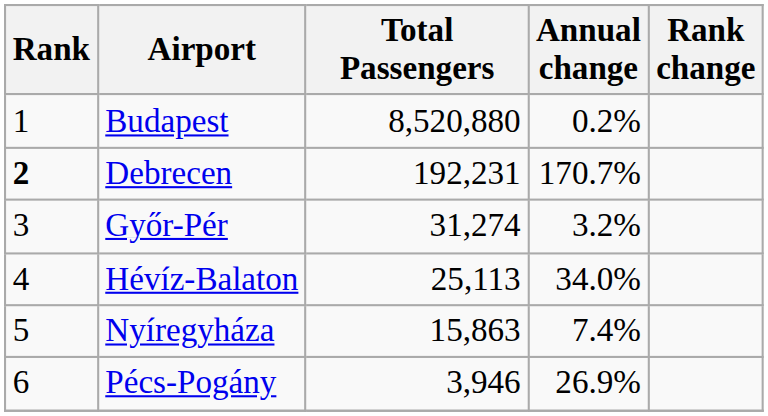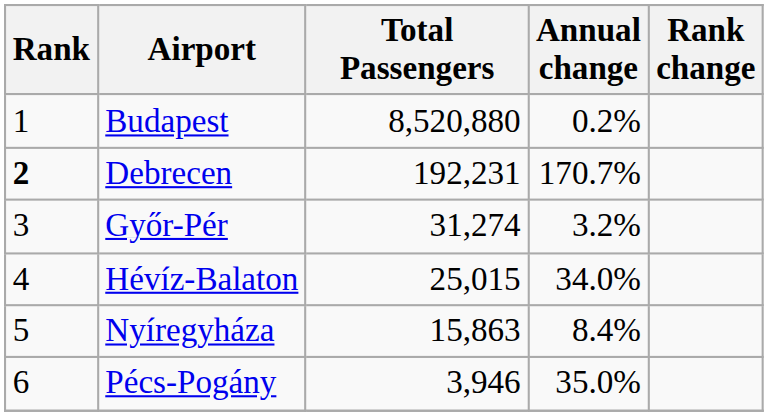(476, 278) 25,113 -> (475, 278) 25,015
(606, 330) 7.4% -> (606, 330) 8.4%
(598, 383) 26.9% -> (598, 383) 35.0%
